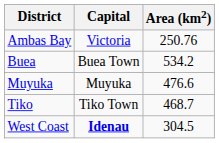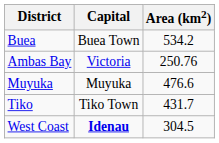rows swapped: (22, 62) <-> (39, 40)
(179, 105) 468.7 -> (179, 105) 431.7
